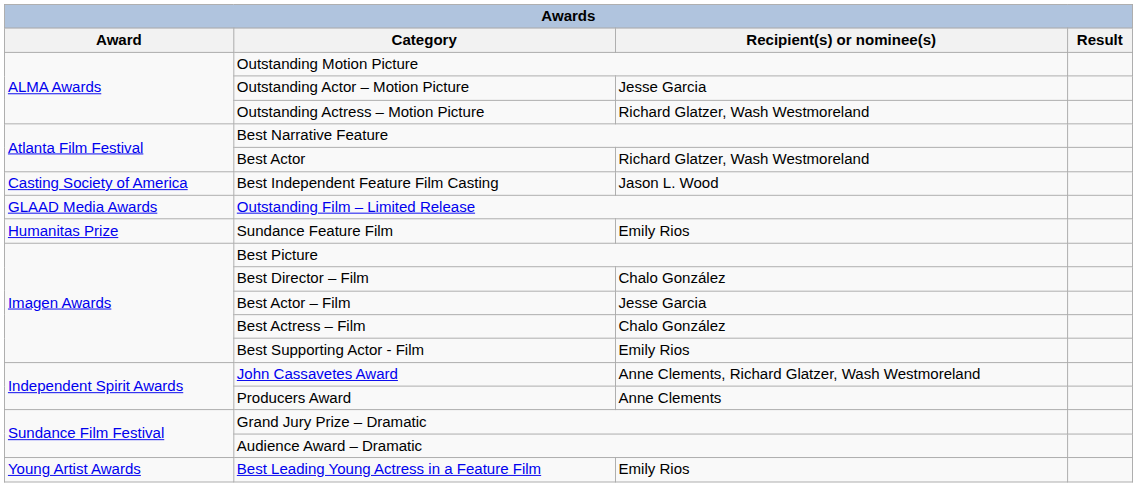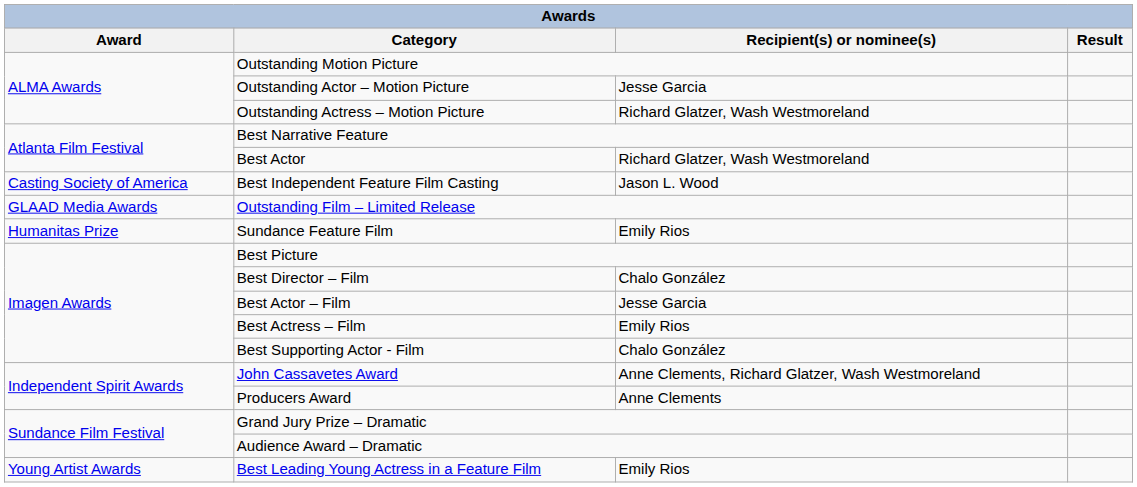(672, 326) Chalo González -> (654, 326) Emily Rios
(654, 350) Emily Rios -> (672, 350) Chalo González
